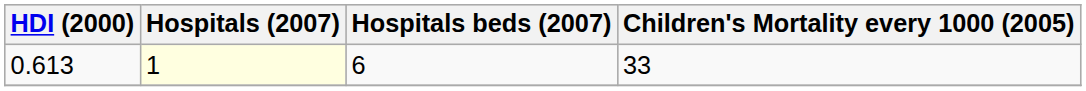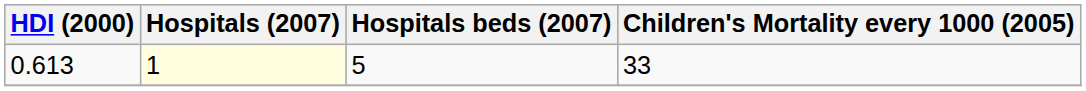(359, 64) 6 -> (359, 64) 5
